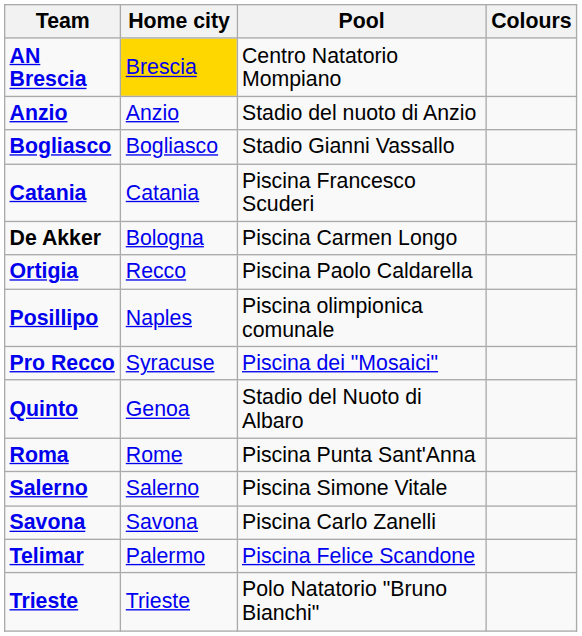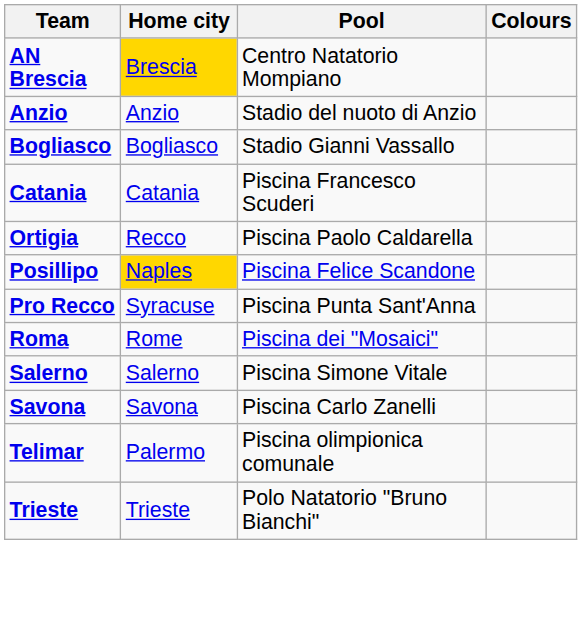- row: (55, 237)
(159, 317) no background -> (159, 271) gold background
(332, 317) Piscina olimpionica comunale -> (359, 271) Piscina Felice Scandone
(340, 363) Piscina dei "Mosaici" -> (359, 305) Piscina Punta Sant'Anna
- row: (44, 408)
(359, 454) Piscina Punta Sant'Anna -> (340, 339) Piscina dei "Mosaici"
(359, 555) Piscina Felice Scandone -> (332, 452) Piscina olimpionica comunale
